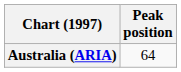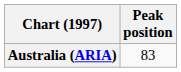(148, 55) 64 -> (148, 55) 83
